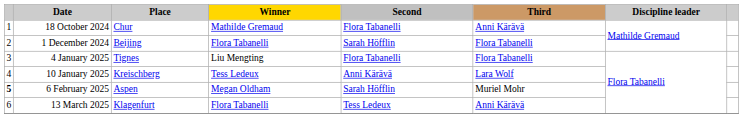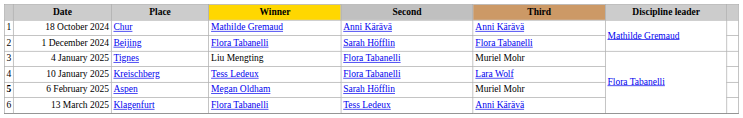(372, 27) Flora Tabanelli -> (368, 27) Anni Kärävä
(504, 58) Flora Tabanelli -> (500, 58) Muriel Mohr
(368, 74) Anni Kärävä -> (372, 74) Flora Tabanelli
